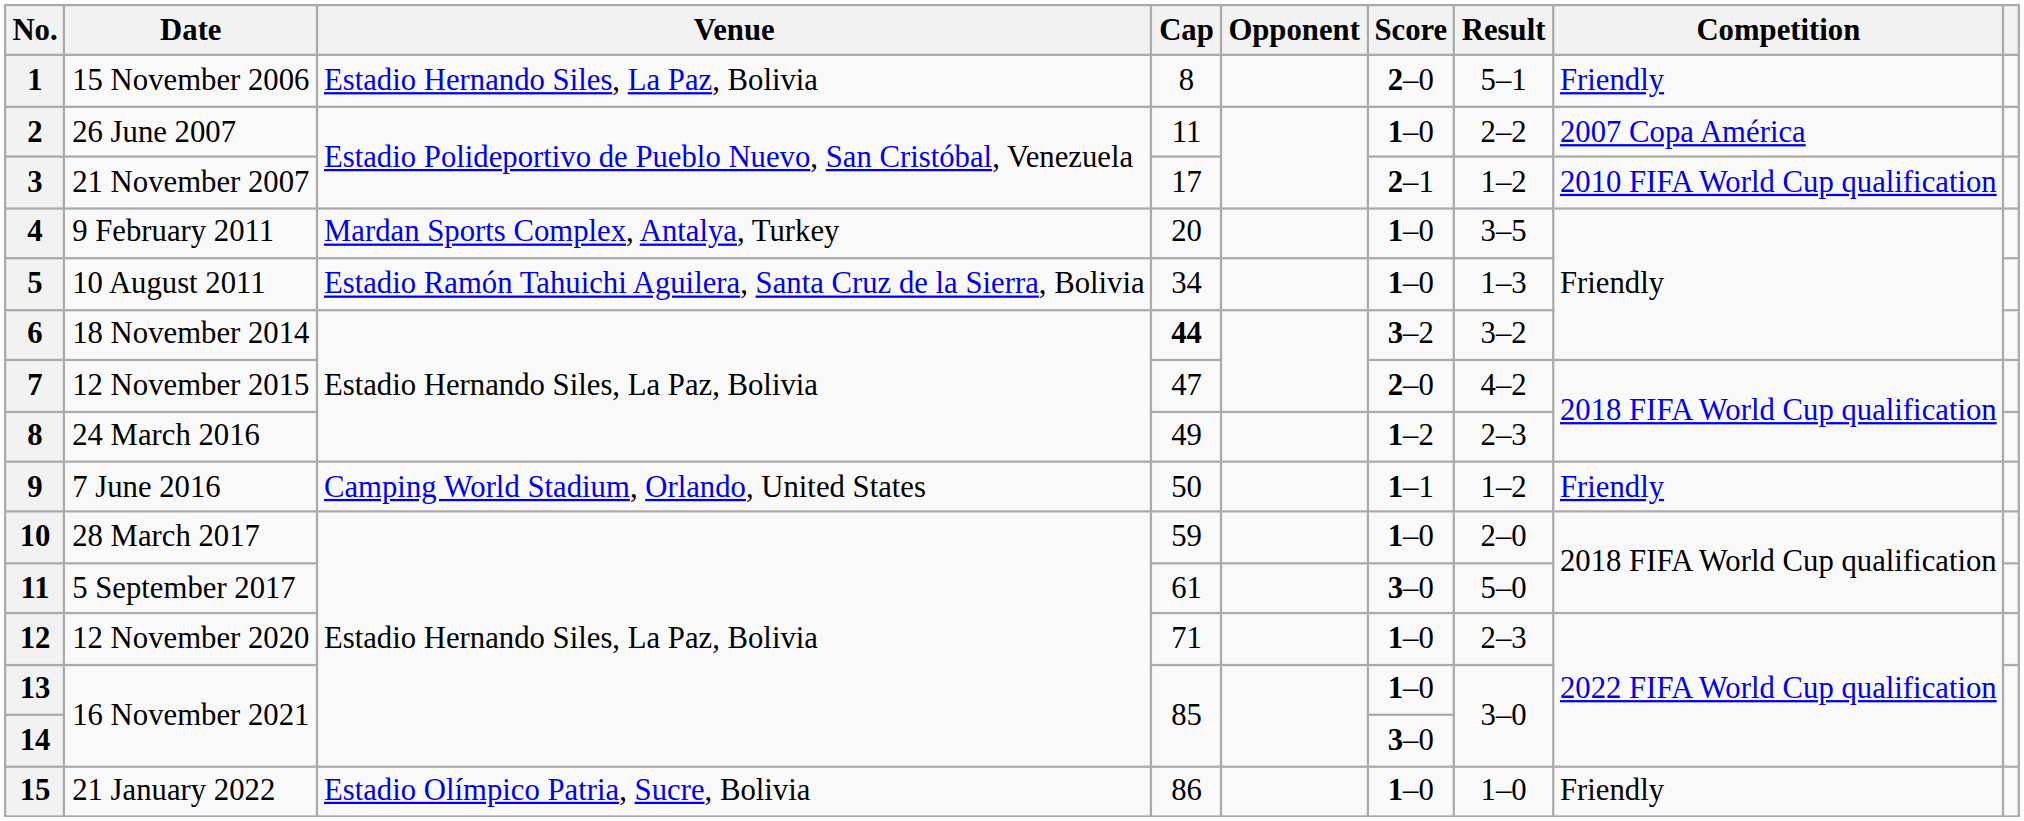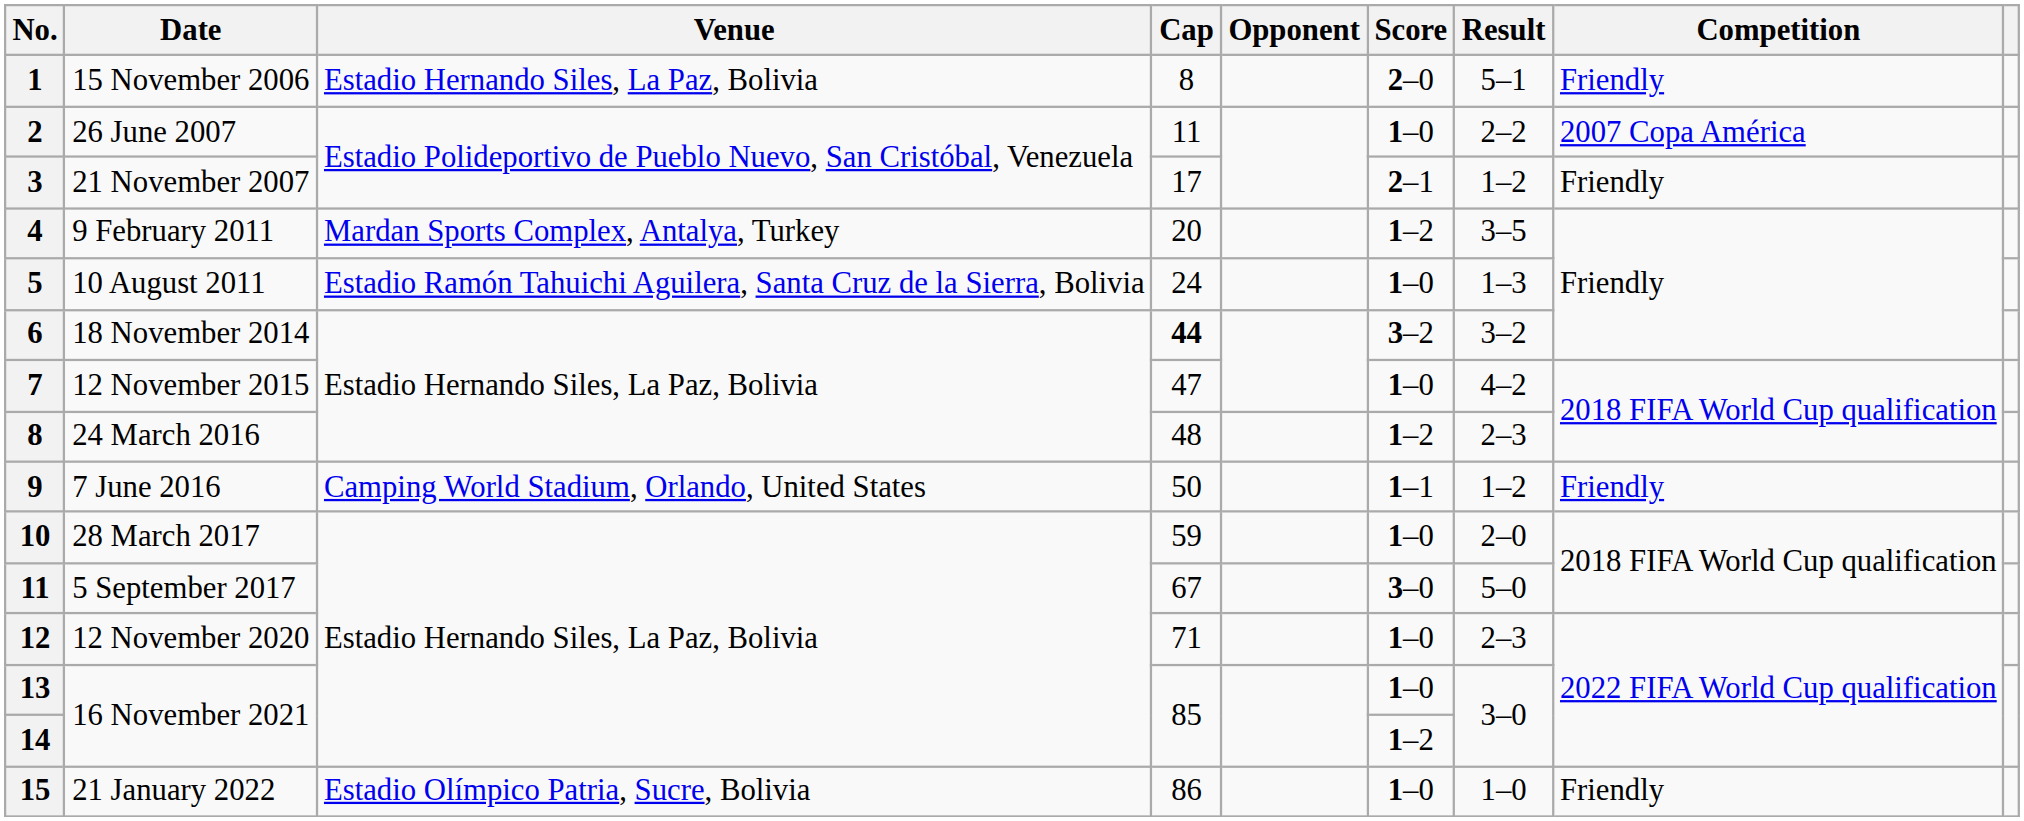(1778, 181) 2010 FIFA World Cup qualification -> (1612, 181) Friendly
(1411, 232) 1–0 -> (1411, 232) 1–2
(1187, 282) 34 -> (1187, 282) 24
(1411, 384) 2–0 -> (1411, 384) 1–0
(1187, 435) 49 -> (1187, 435) 48
(1187, 587) 61 -> (1187, 587) 67
(1411, 739) 3–0 -> (1411, 739) 1–2
